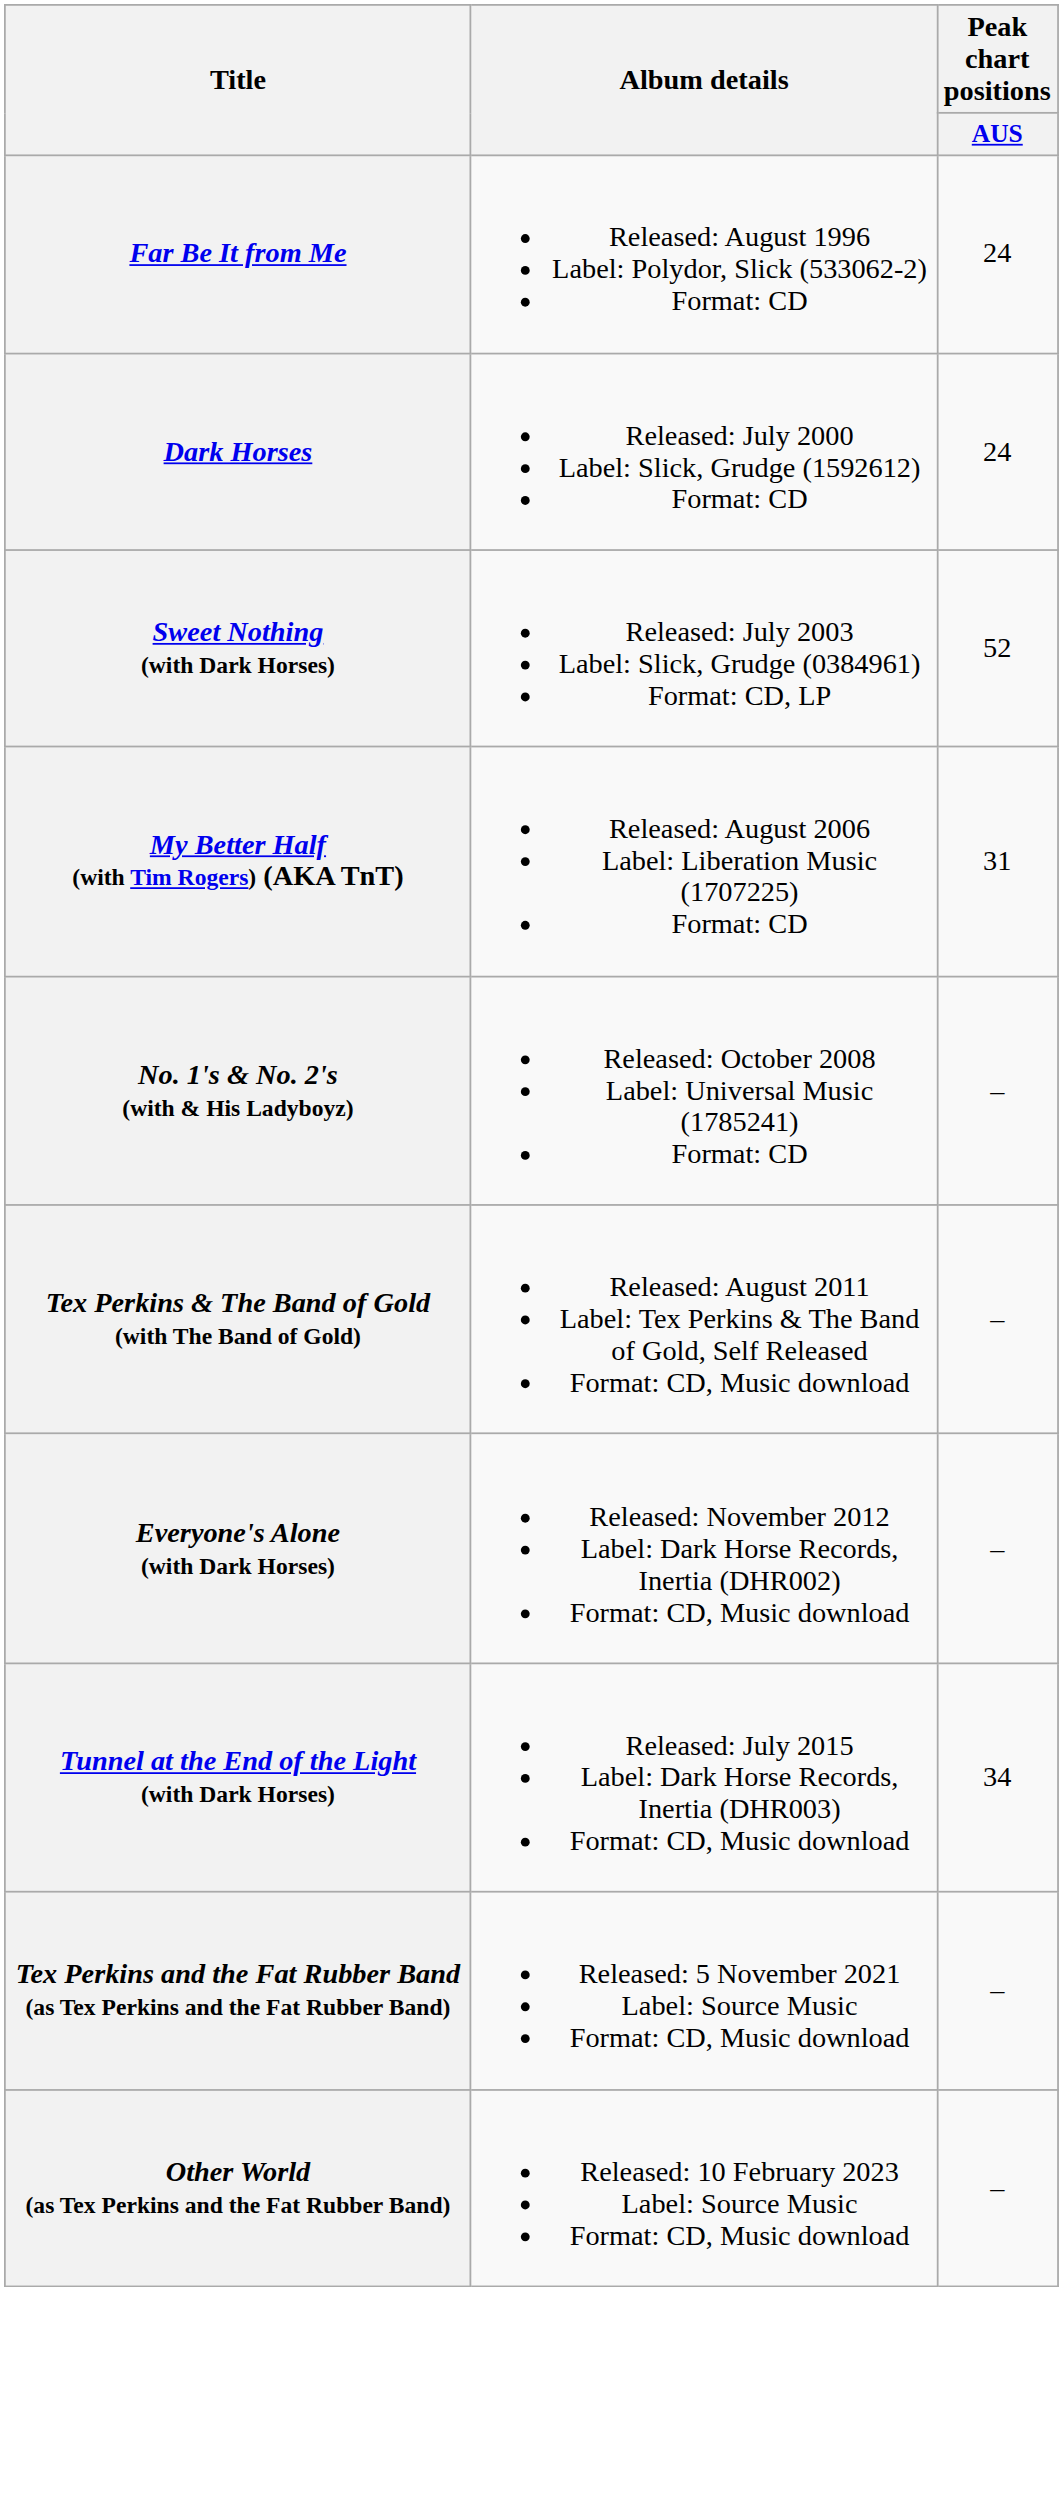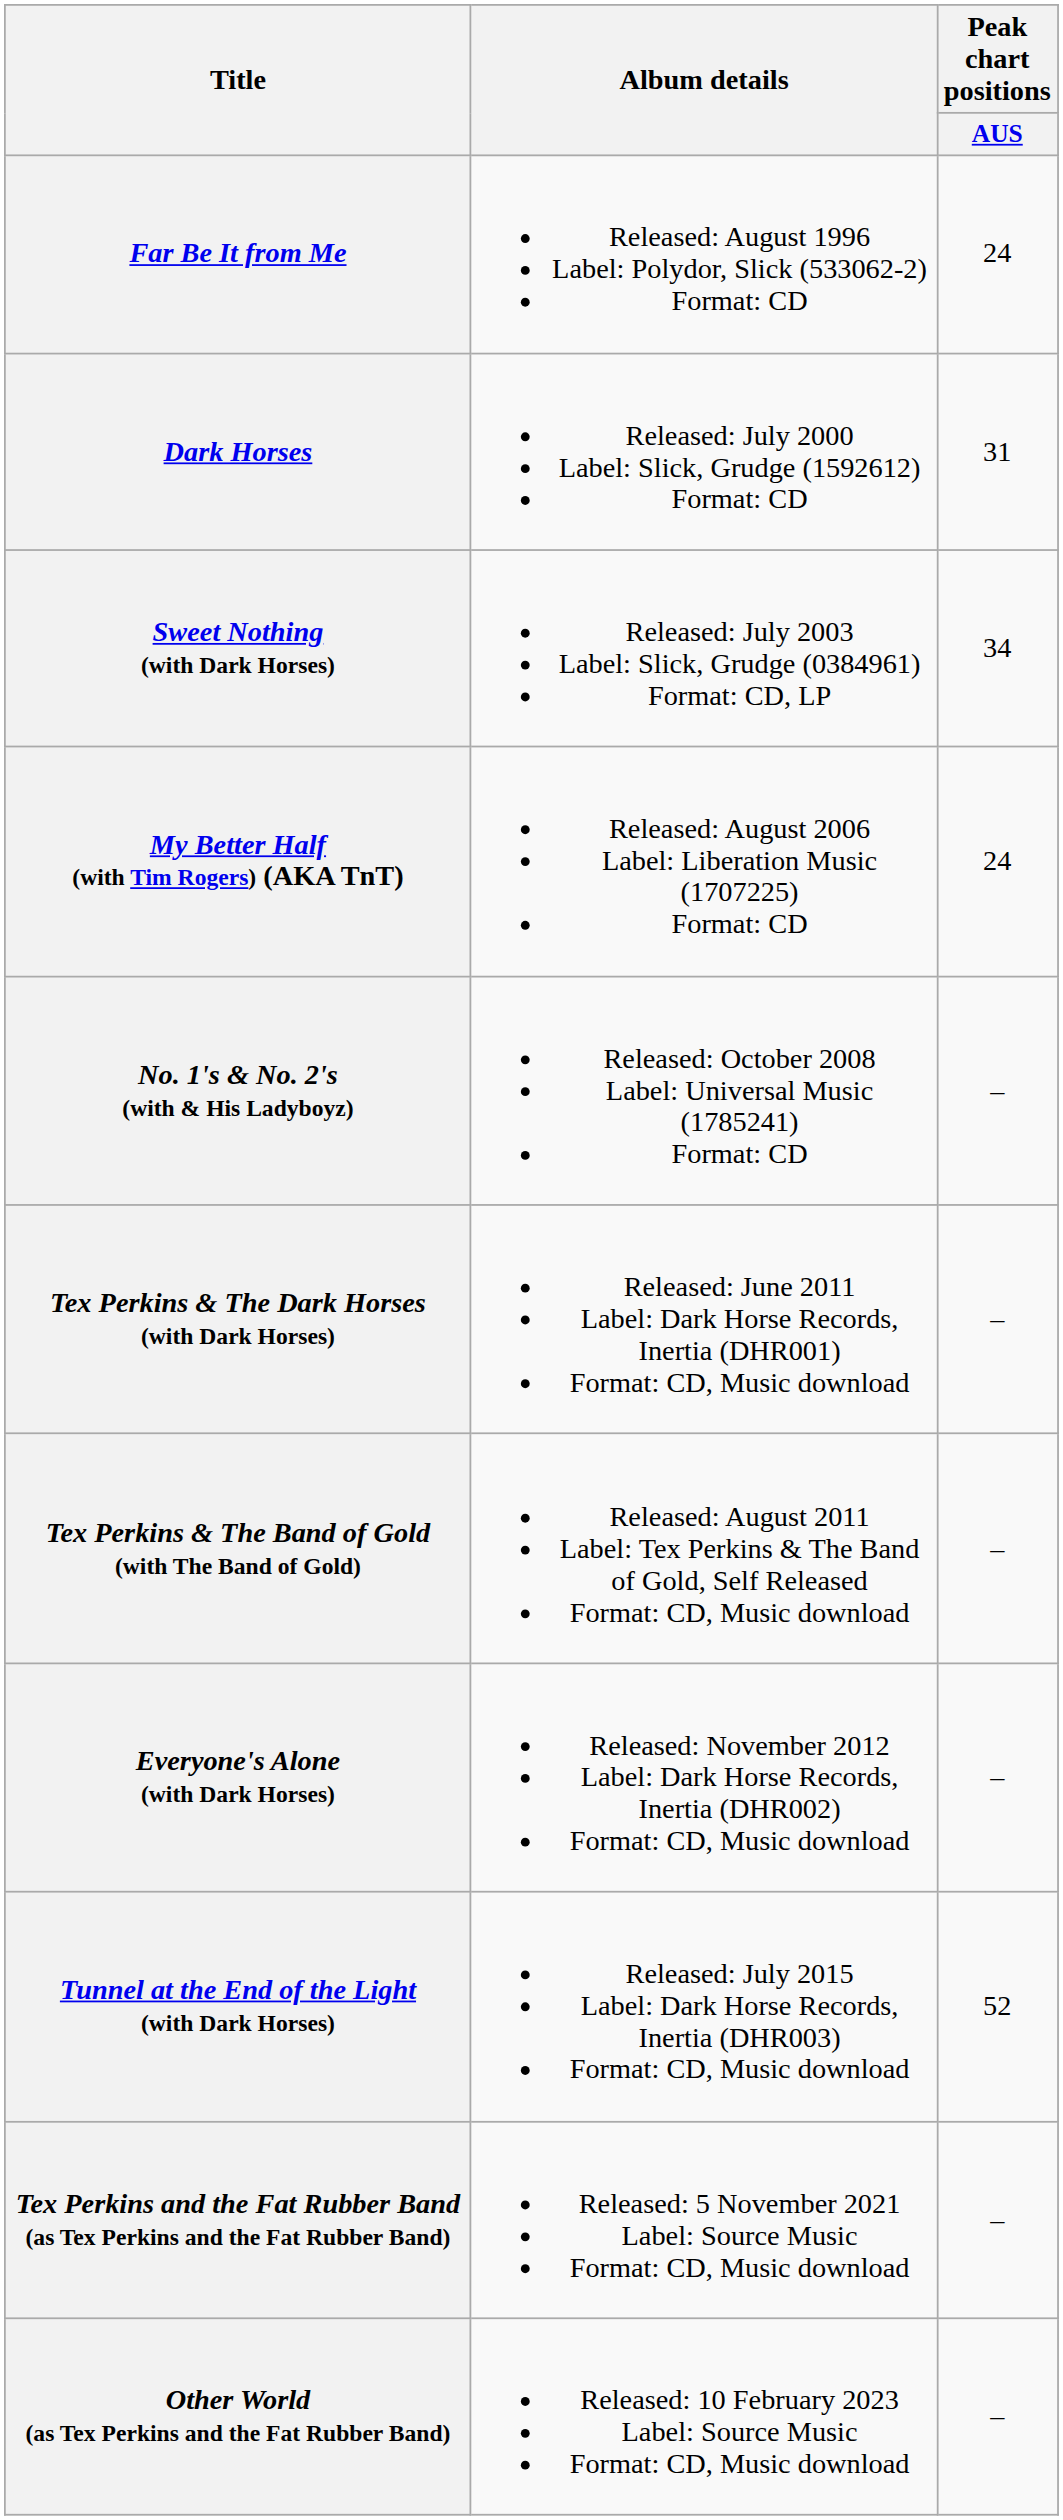(997, 450) 24 -> (997, 450) 31
(997, 648) 52 -> (997, 648) 34
(997, 861) 31 -> (997, 861) 24
+ row: (238, 1319)
(997, 1777) 34 -> (997, 2006) 52
